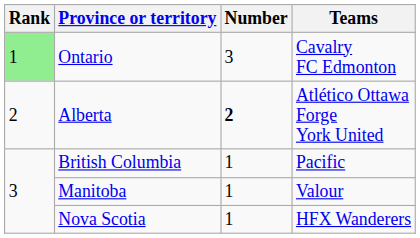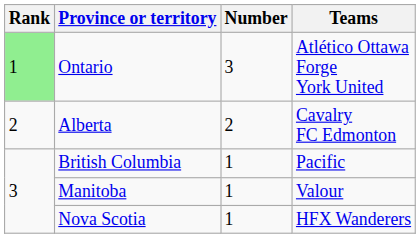(346, 56) Cavalry FC Edmonton -> (352, 66) Atlético Ottawa Forge York United
(229, 114) bold -> (229, 124) normal
(352, 114) Atlético Ottawa Forge York United -> (346, 124) Cavalry FC Edmonton
